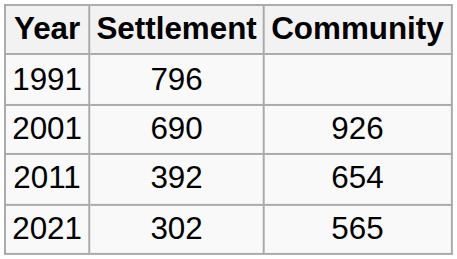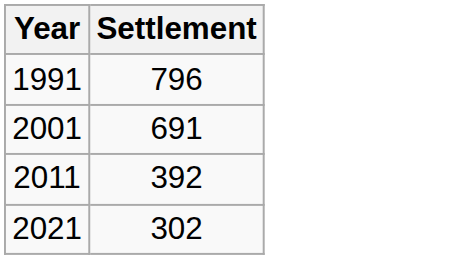- column: (357, 29)
(177, 128) 690 -> (177, 128) 691
